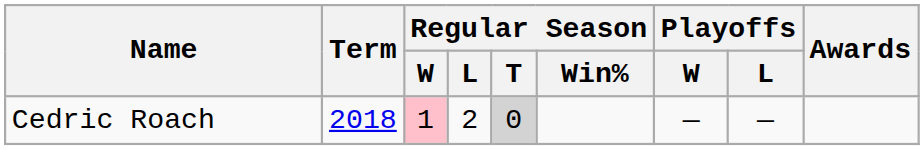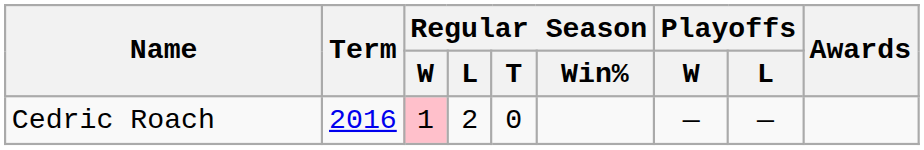(363, 120) 2018 -> (363, 120) 2016
(514, 120) lightgrey background -> (514, 120) no background
